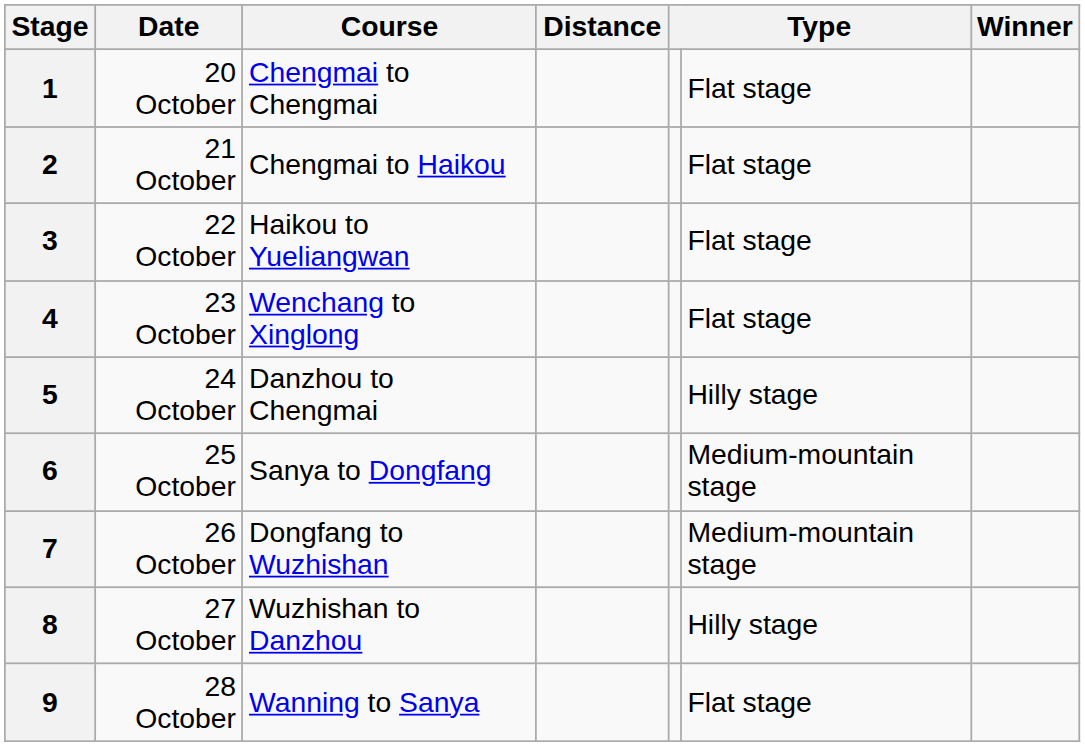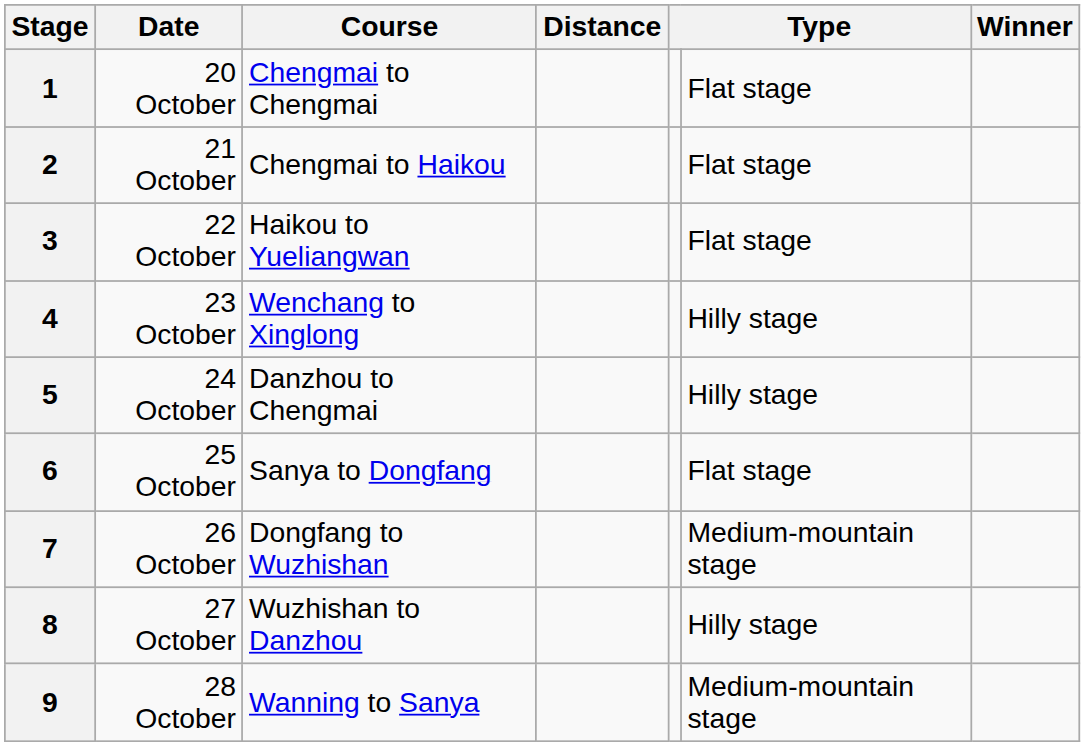(750, 318) Flat stage -> (753, 318) Hilly stage
(801, 471) Medium-mountain stage -> (750, 471) Flat stage
(750, 701) Flat stage -> (801, 701) Medium-mountain stage
